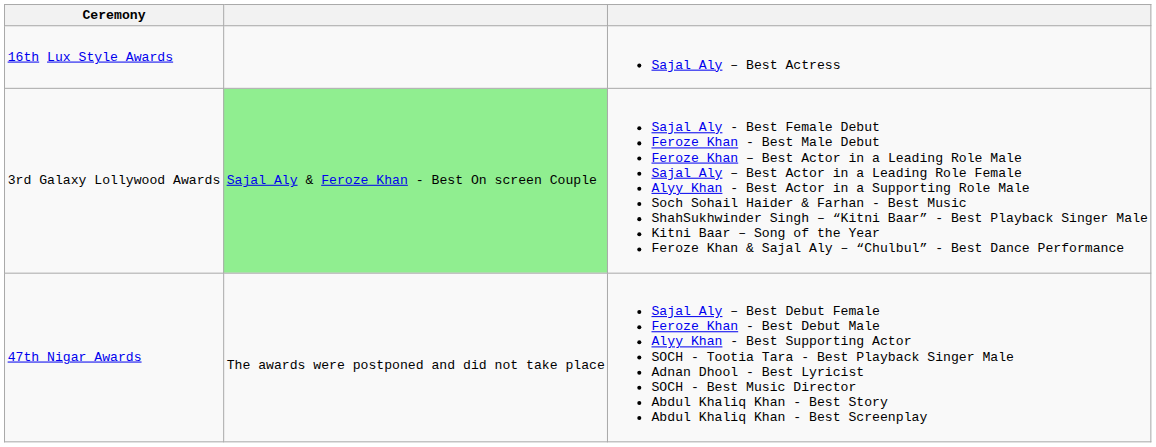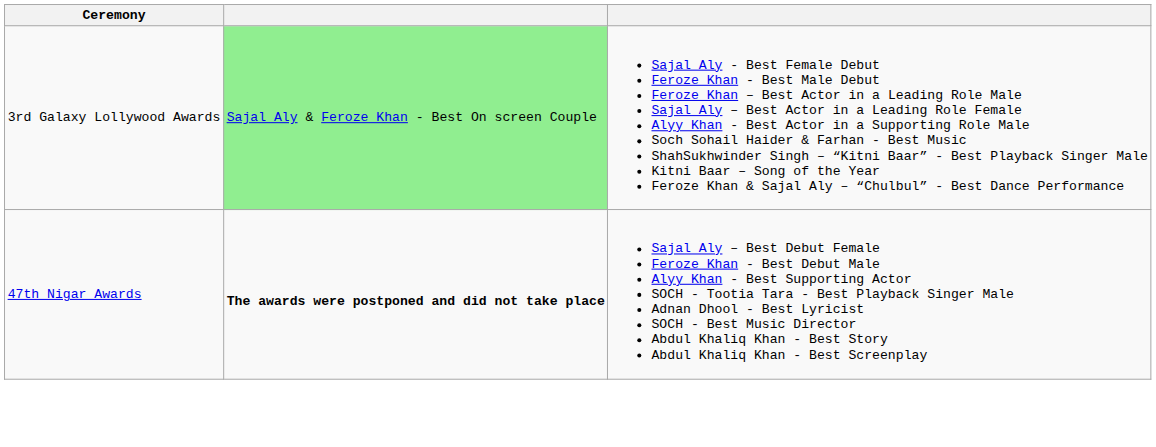- row: (90, 57)
(416, 365) normal -> (416, 302) bold
